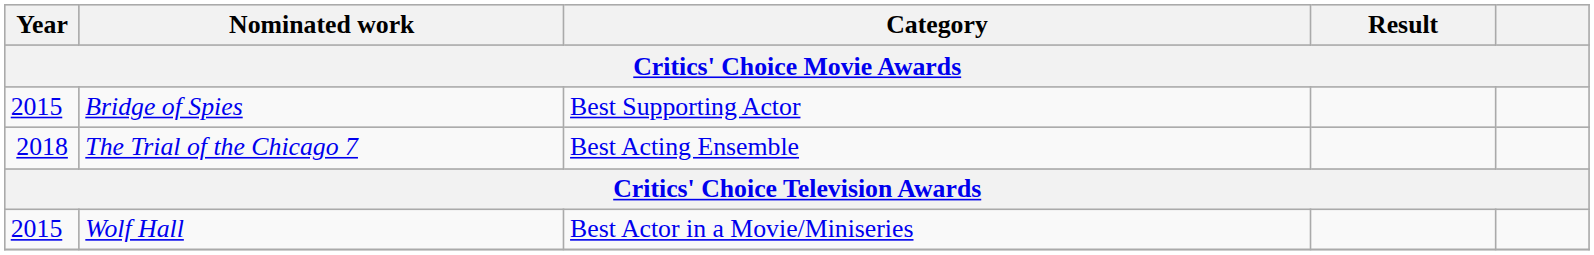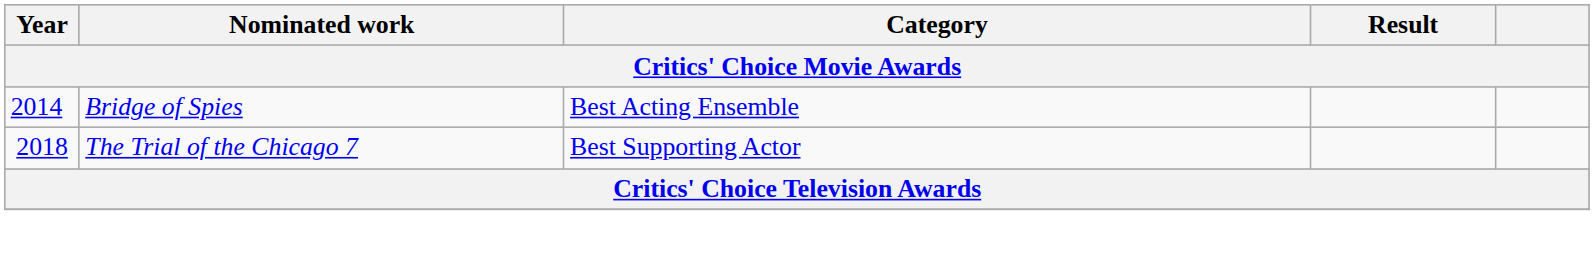(37, 106) 2015 -> (37, 106) 2014
(685, 106) Best Supporting Actor -> (685, 106) Best Acting Ensemble
(685, 147) Best Acting Ensemble -> (685, 147) Best Supporting Actor
- row: (135, 229)
